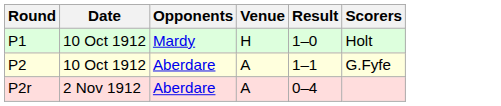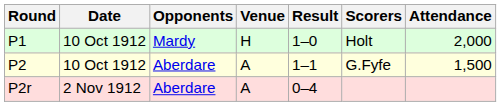+ column: (450, 16)
